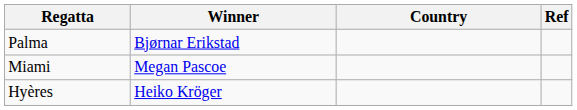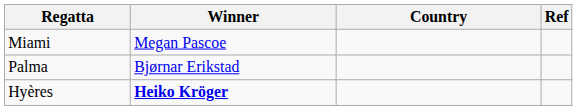rows swapped: (29, 67) <-> (28, 42)
(178, 92) normal -> (181, 92) bold
